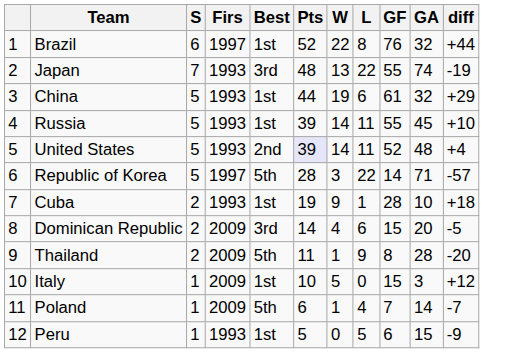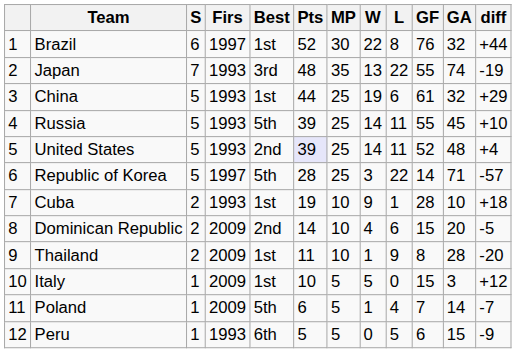+ column: (343, 17)
(265, 123) 1st -> (265, 123) 5th
(266, 228) 3rd -> (268, 228) 2nd
(265, 255) 5th -> (265, 255) 1st
(265, 334) 1st -> (265, 334) 6th
